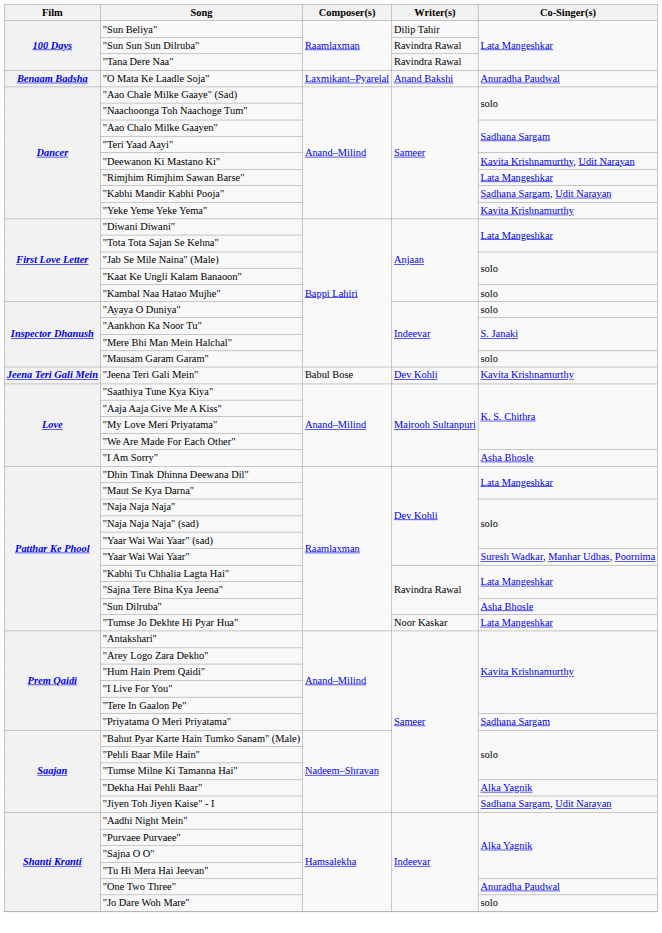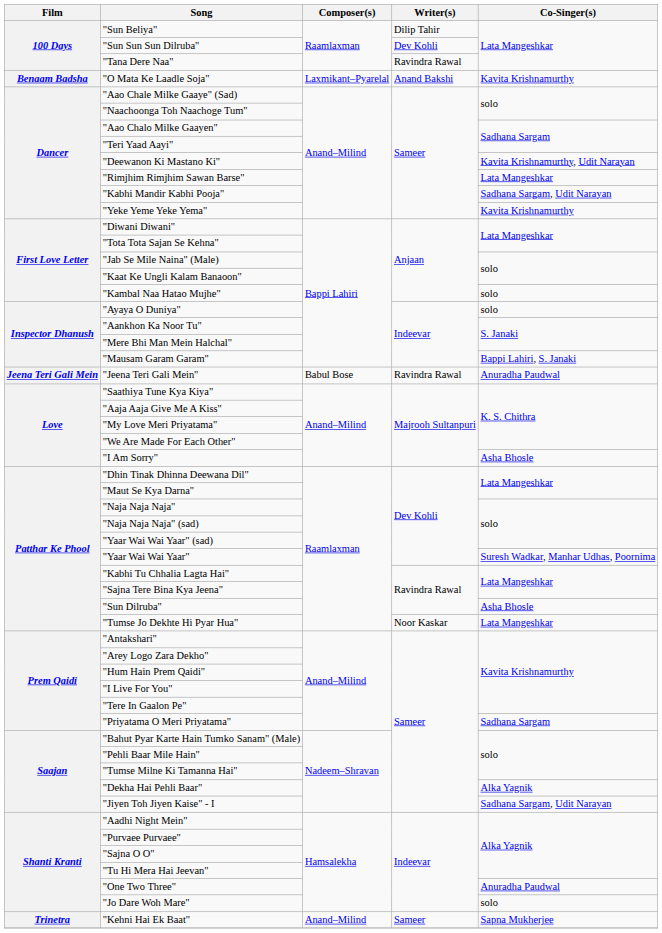(428, 45) Ravindra Rawal -> (416, 45) Dev Kohli
(520, 78) Anuradha Paudwal -> (527, 78) Kavita Krishnamurthy
(489, 359) solo -> (528, 359) Bappi Lahiri, S. Janaki
(416, 375) Dev Kohli -> (428, 375) Ravindra Rawal
(527, 375) Kavita Krishnamurthy -> (520, 375) Anuradha Paudwal
+ row: (146, 919)
